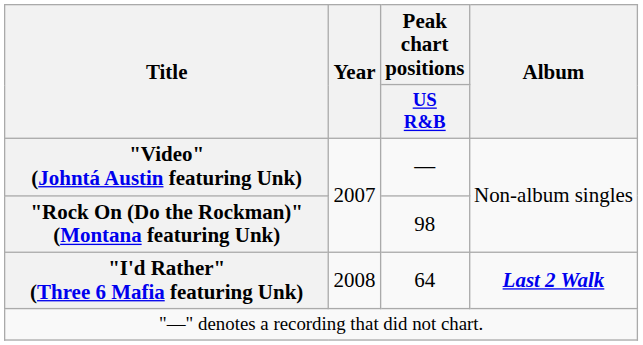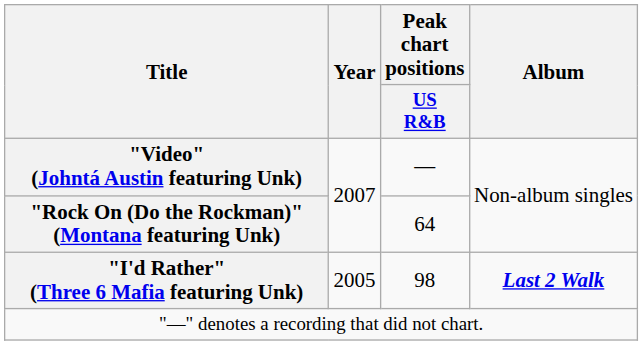(425, 223) 98 -> (425, 223) 64
(355, 280) 2008 -> (355, 280) 2005
(425, 280) 64 -> (425, 280) 98
